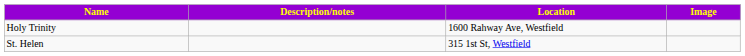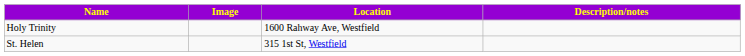columns swapped: (703, 12) <-> (317, 12)
